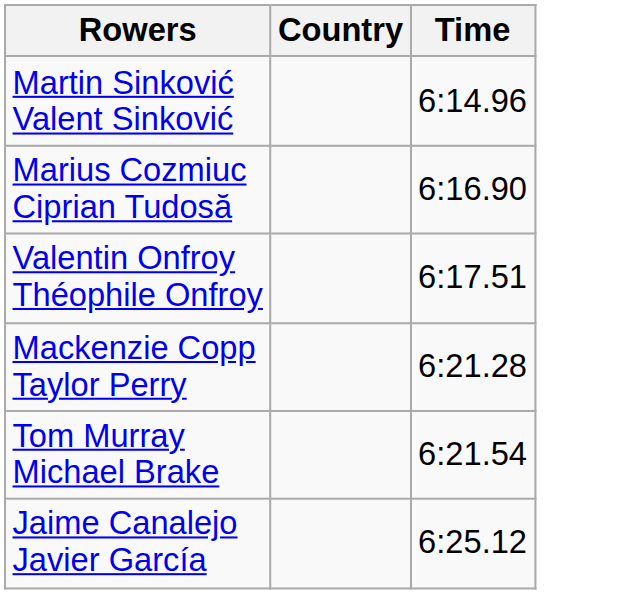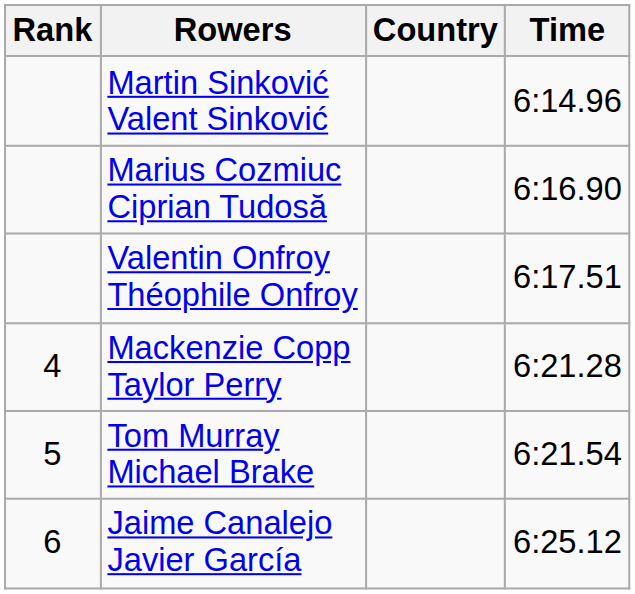+ column: (52, 30)
